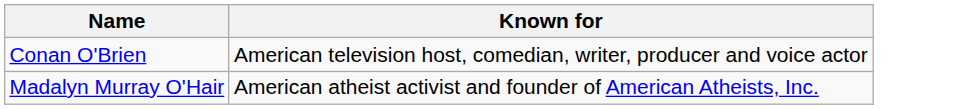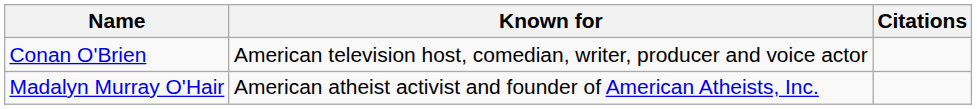+ column: (922, 21)
